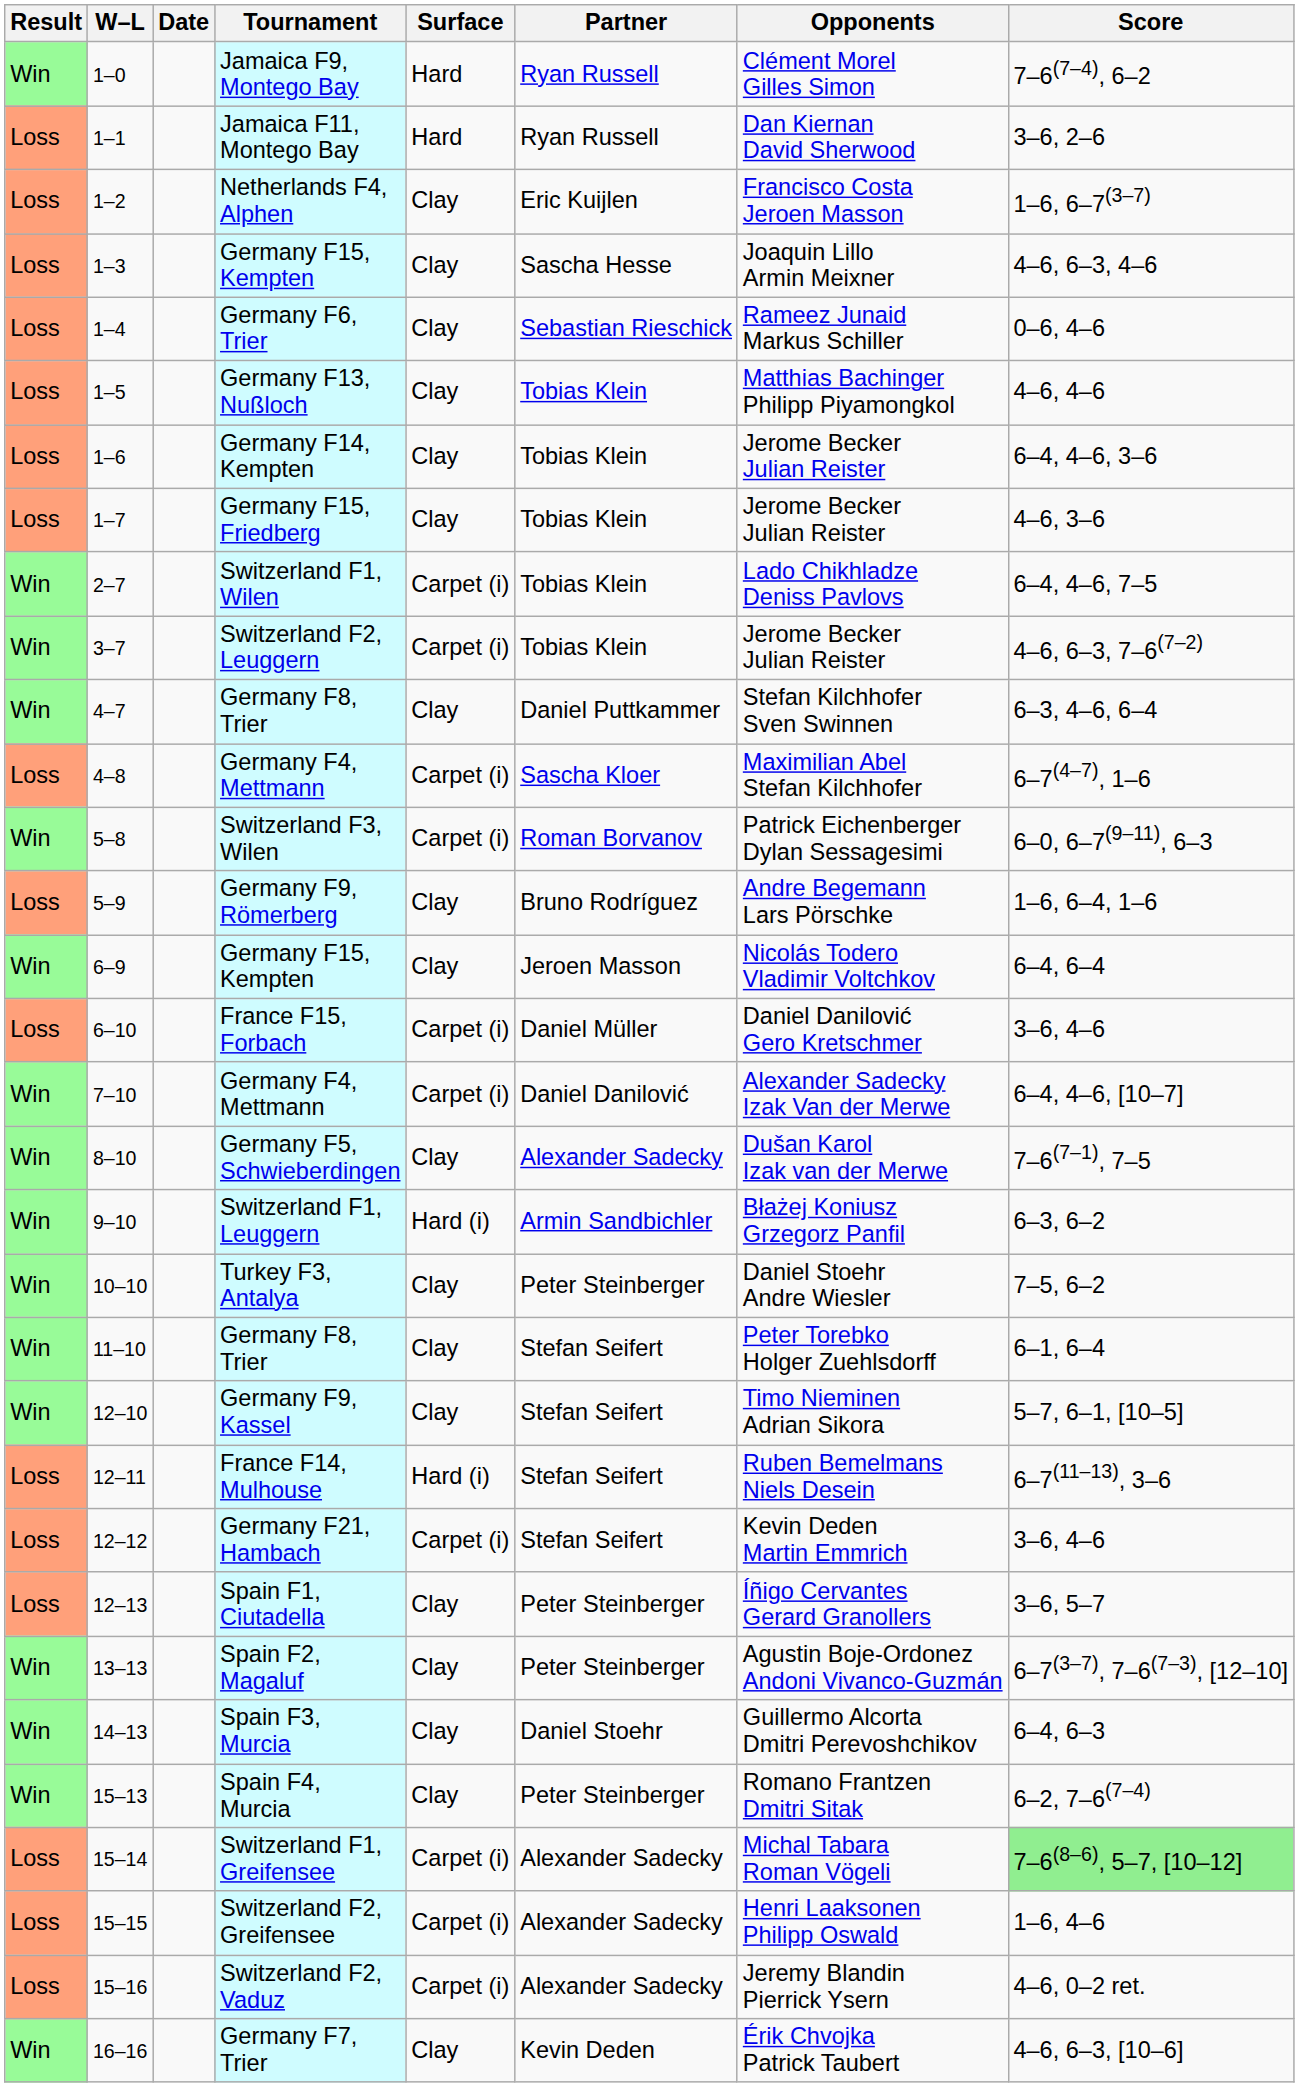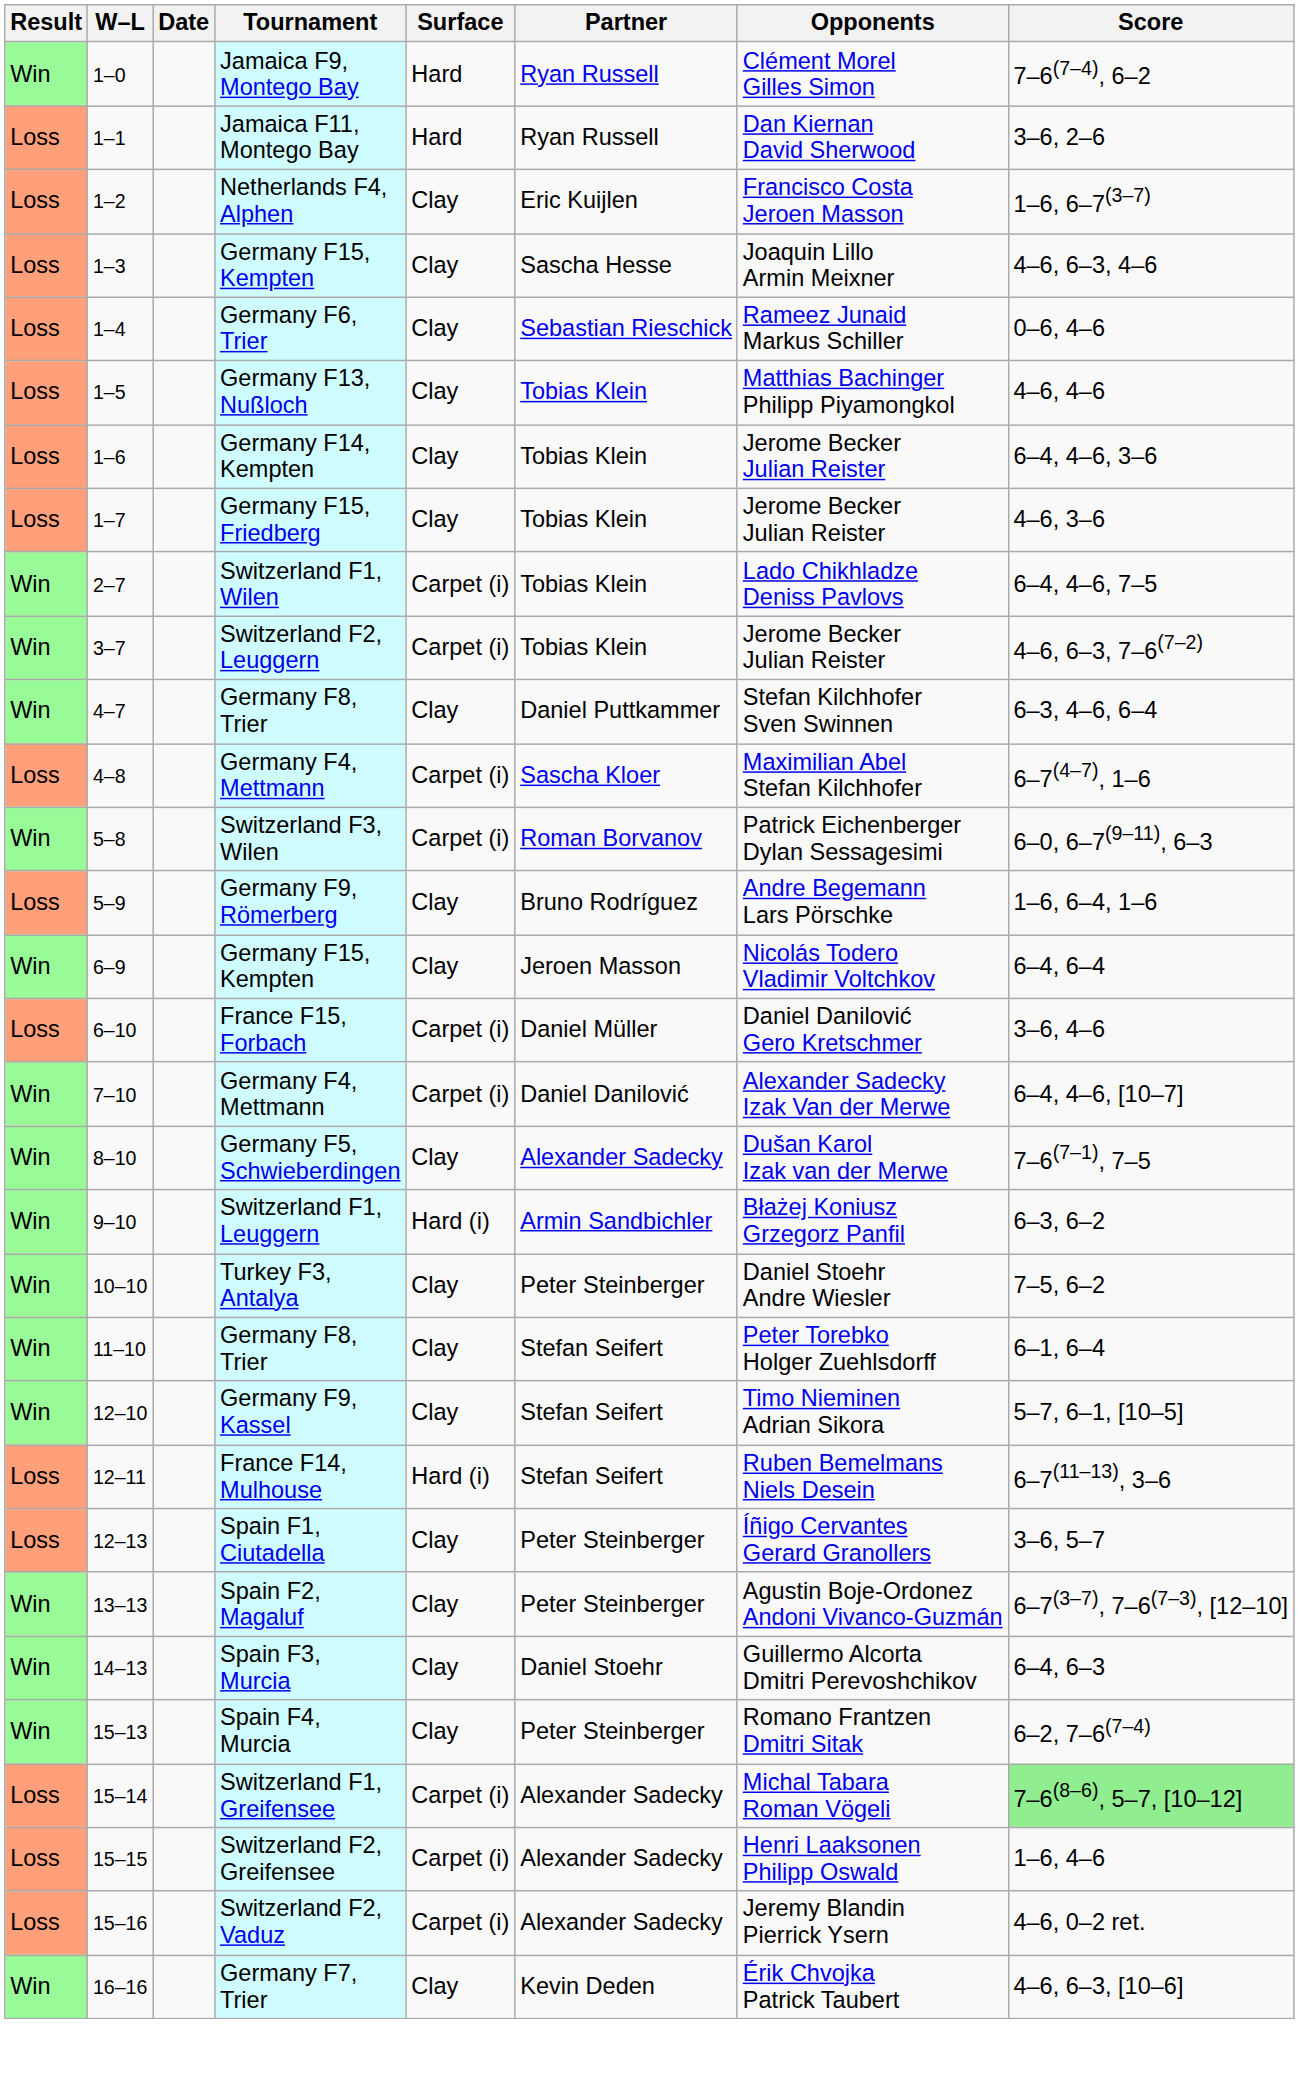- row: (120, 1541)
